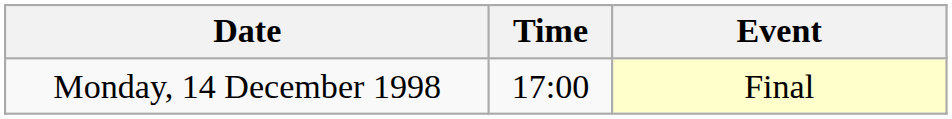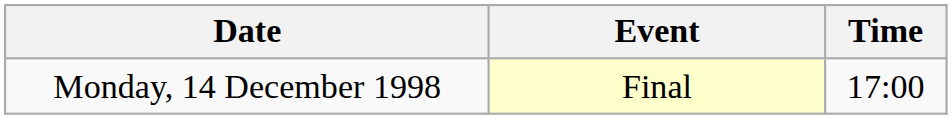columns swapped: (550, 31) <-> (779, 31)
